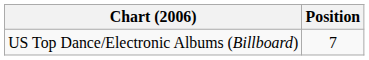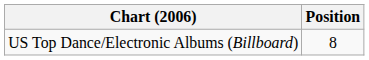(333, 42) 7 -> (333, 42) 8
